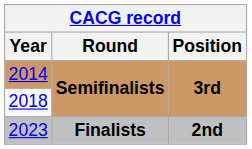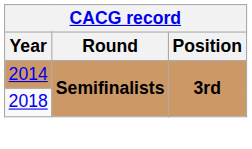- row: (28, 130)
